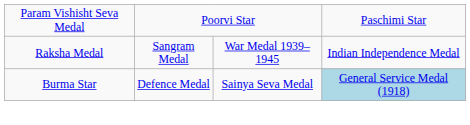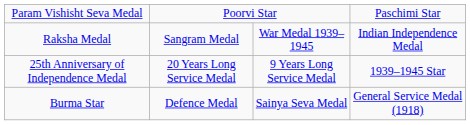+ row: (77, 71)
(394, 84) lightblue background -> (408, 103) no background
